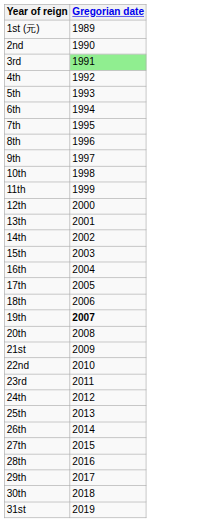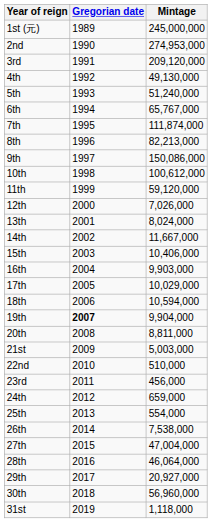+ column: (177, 12)
(84, 62) lightgreen background -> (84, 62) no background
